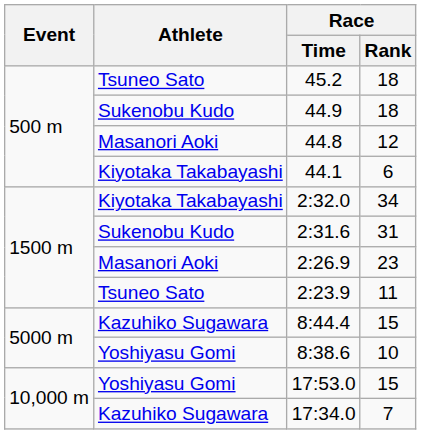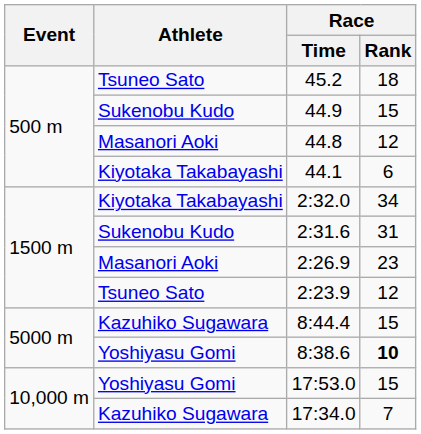(388, 111) 18 -> (388, 111) 15
(388, 293) 11 -> (388, 293) 12
(388, 353) normal -> (388, 353) bold
